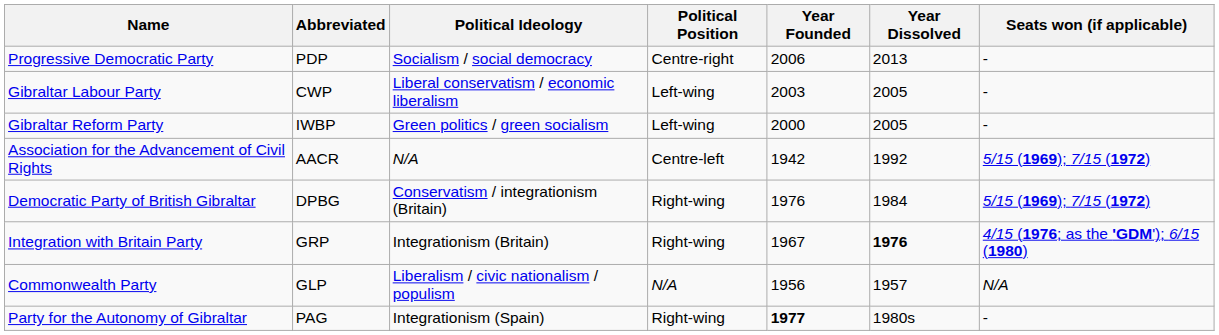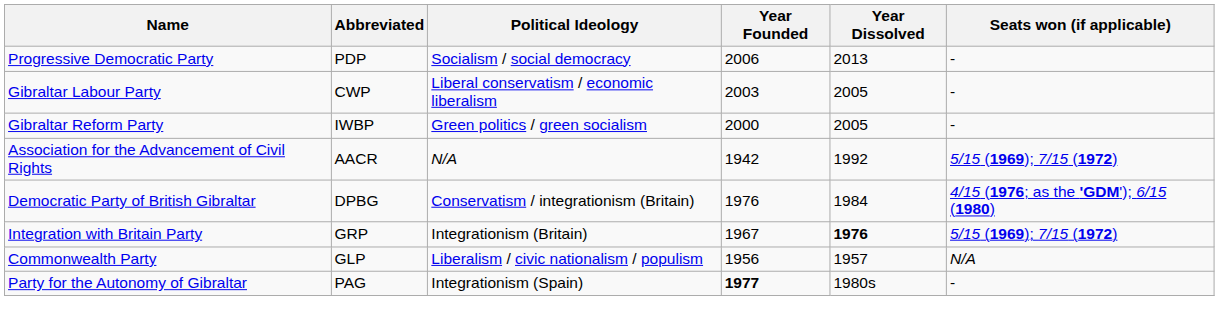- column: (708, 25)
(1066, 200) 5/15 (1969); 7/15 (1972) -> (1058, 200) 4/15 (1976; as the 'GDM'); 6/15 (1980)
(1091, 243) 4/15 (1976; as the 'GDM'); 6/15 (1980) -> (1034, 234) 5/15 (1969); 7/15 (1972)
